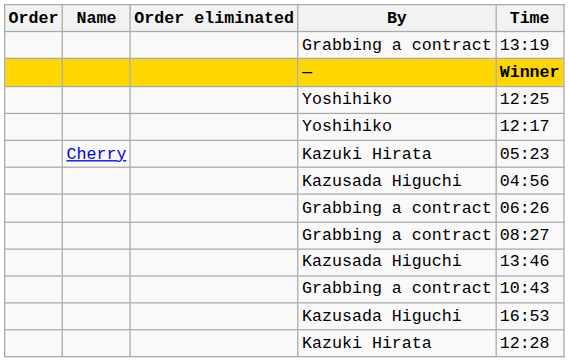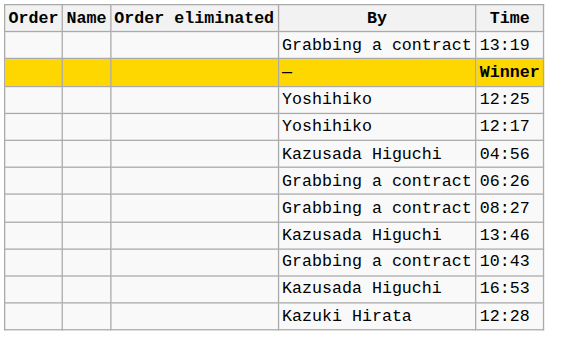- row: (96, 154)
